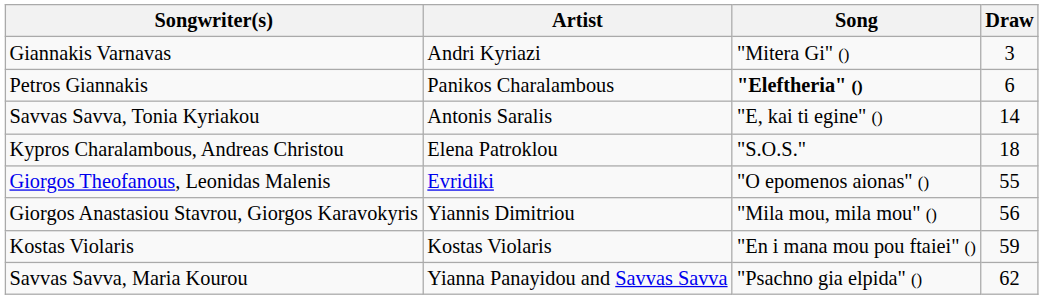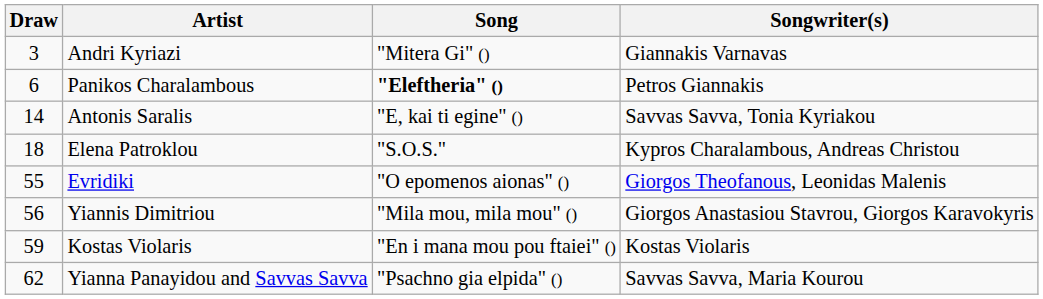columns swapped: (1009, 20) <-> (214, 20)
